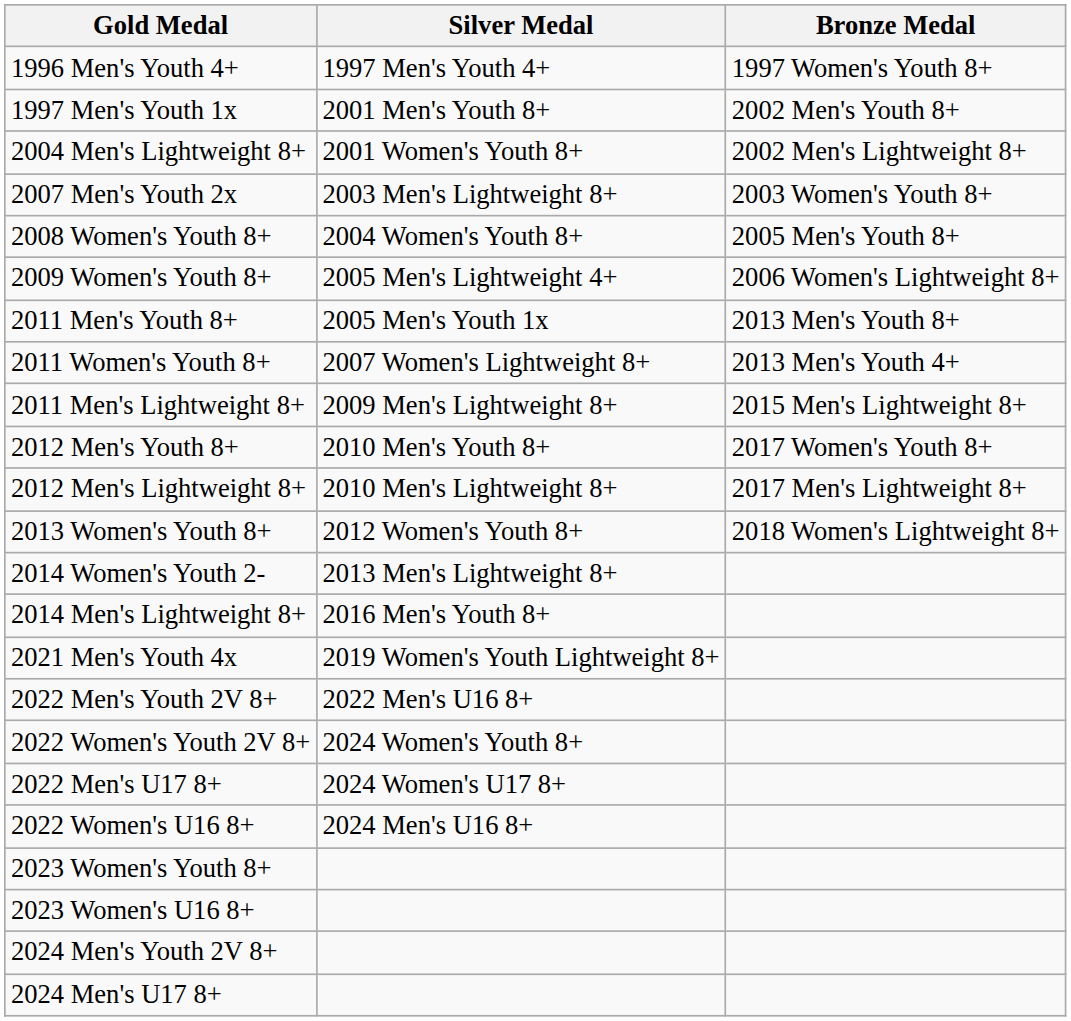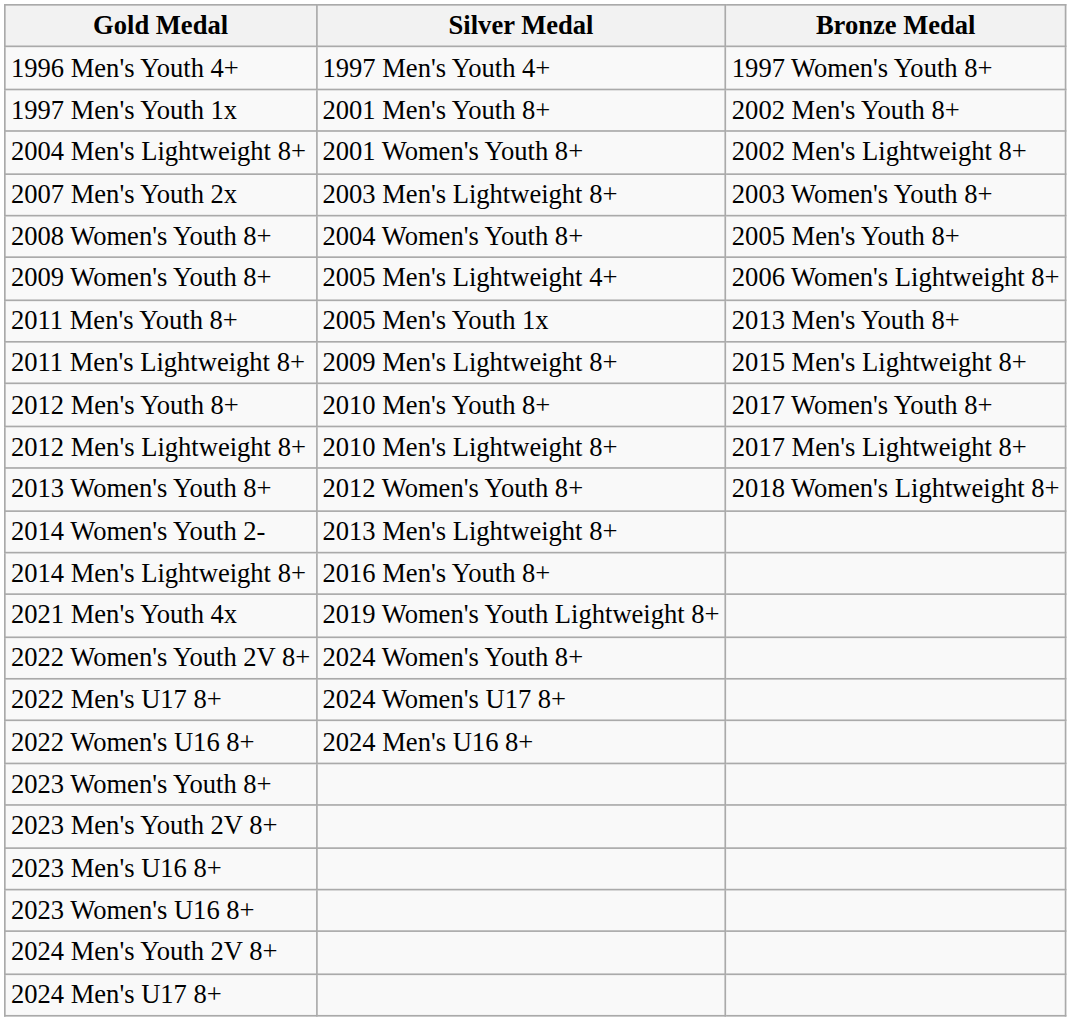- row: (141, 362)
- row: (144, 699)
+ row: (144, 825)
+ row: (116, 868)
